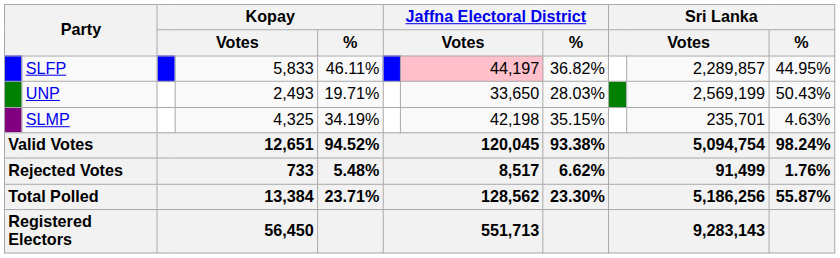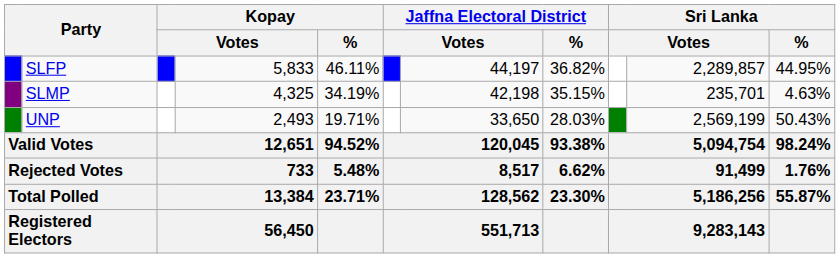(515, 68) pink background -> (515, 68) no background
rows swapped: (48, 119) <-> (43, 94)
